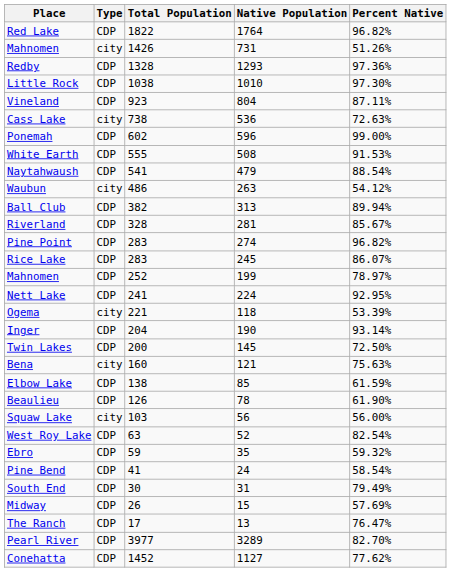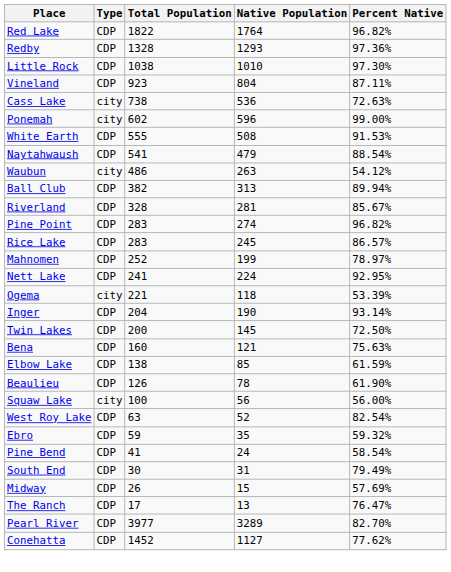- row: (33, 48)
(106, 136) CDP -> (110, 119) city
(372, 259) 86.07% -> (372, 242) 86.57%
(110, 365) city -> (106, 347) CDP
(137, 418) 103 -> (137, 400) 100
